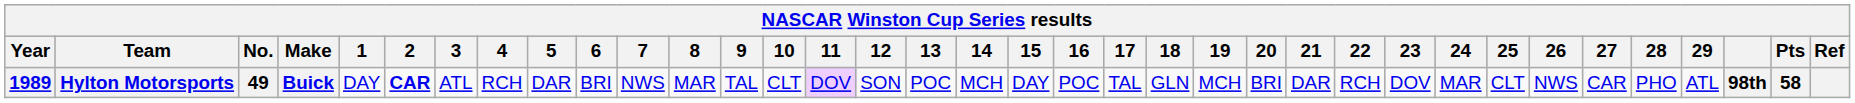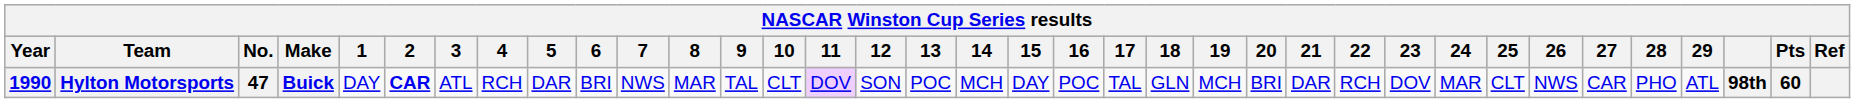(30, 82) 1989 -> (30, 82) 1990
(258, 82) 49 -> (258, 82) 47
(1790, 82) 58 -> (1790, 82) 60
